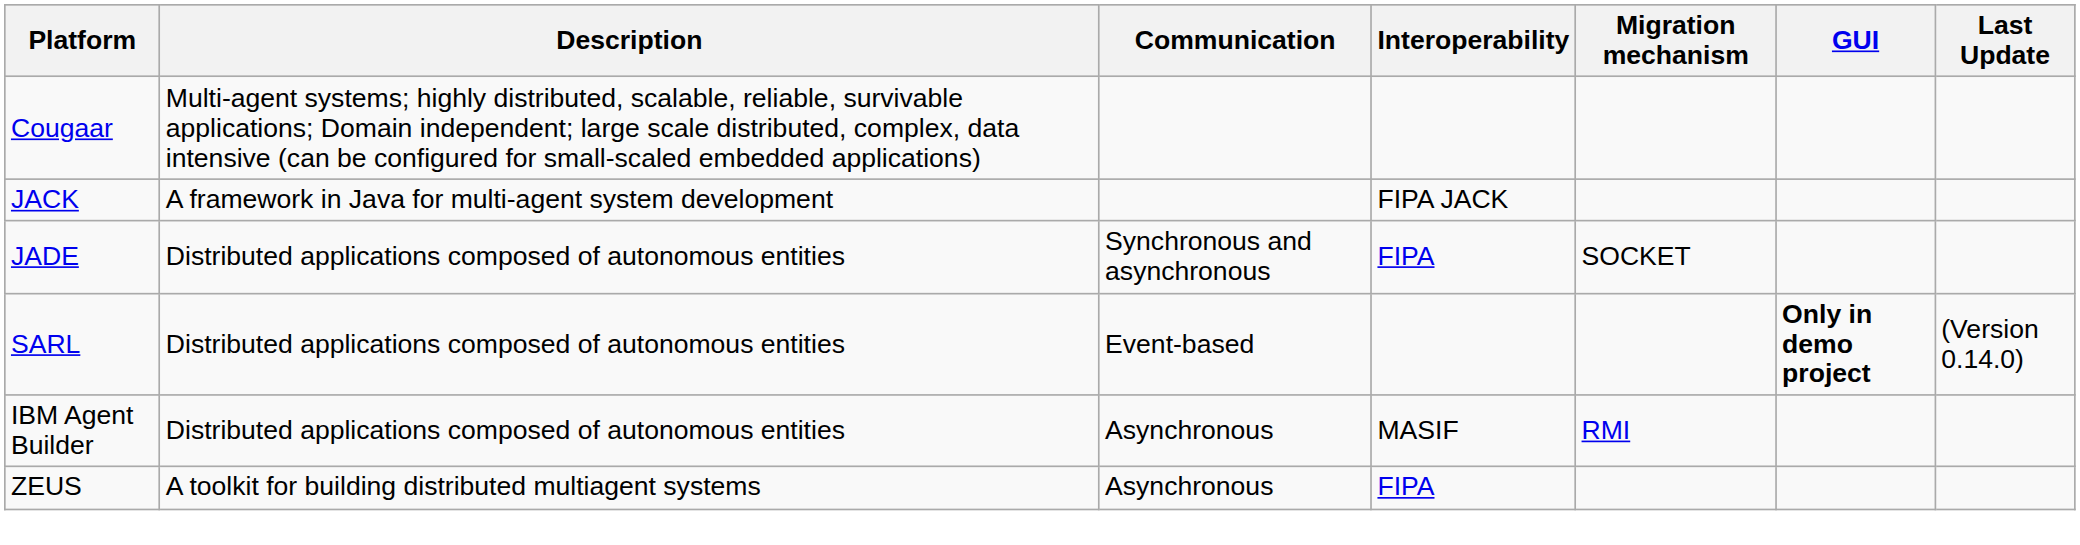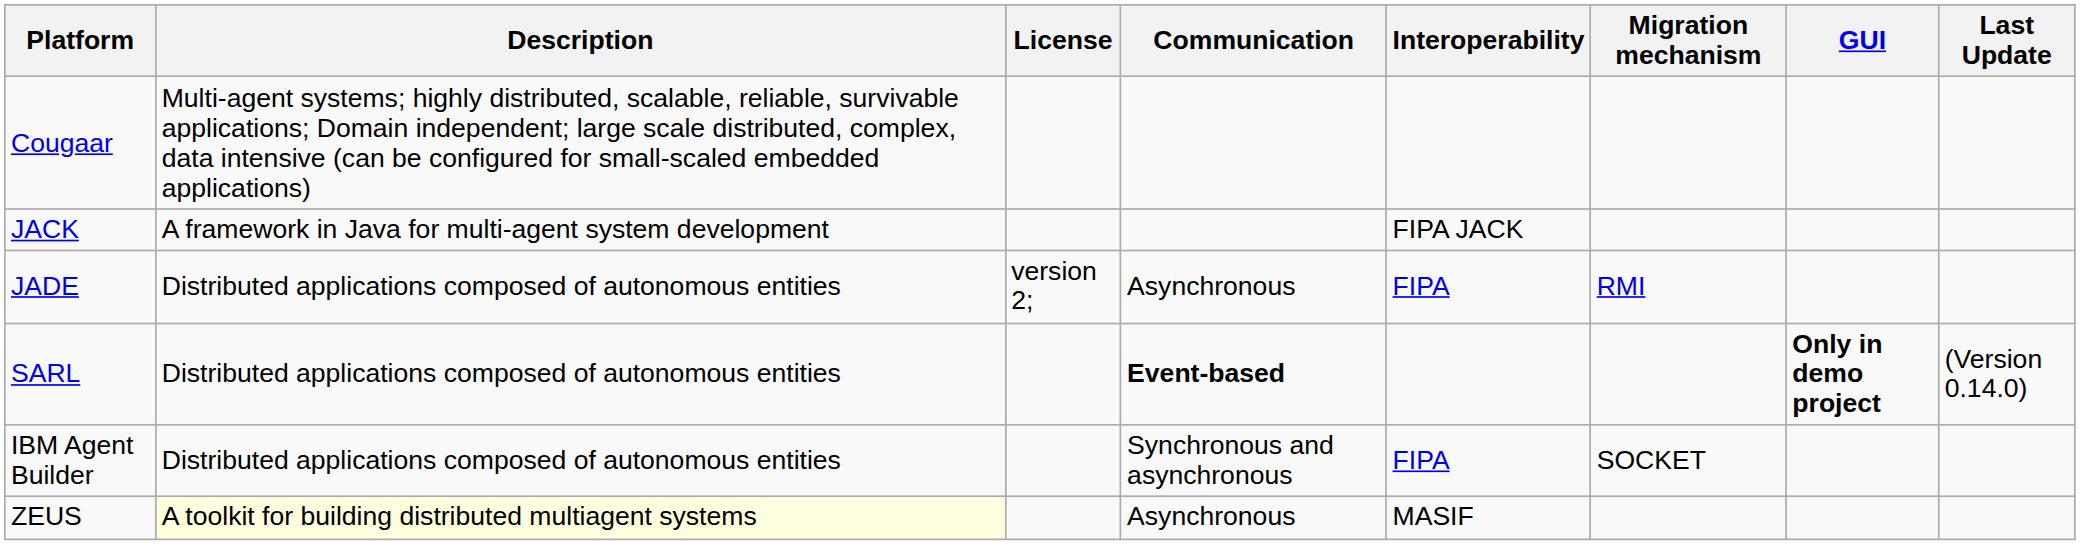+ column: (1063, 40)
(1208, 256) Synchronous and asynchronous -> (1211, 286) Asynchronous
(1636, 256) SOCKET -> (1621, 286) RMI
(1180, 343) normal -> (1206, 373) bold
(1189, 430) Asynchronous -> (1230, 460) Synchronous and asynchronous
(1418, 430) MASIF -> (1421, 460) FIPA
(1606, 430) RMI -> (1651, 460) SOCKET
(463, 487) no background -> (459, 517) lightyellow background
(1406, 487) FIPA -> (1433, 517) MASIF
